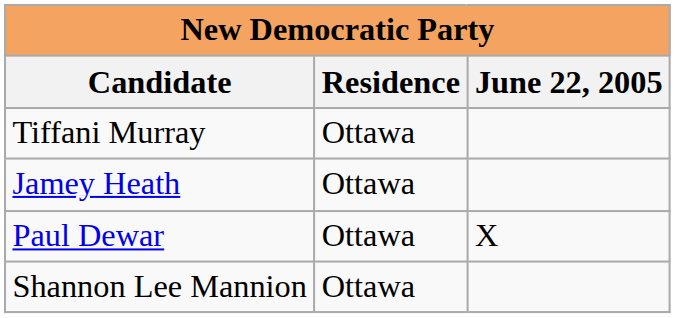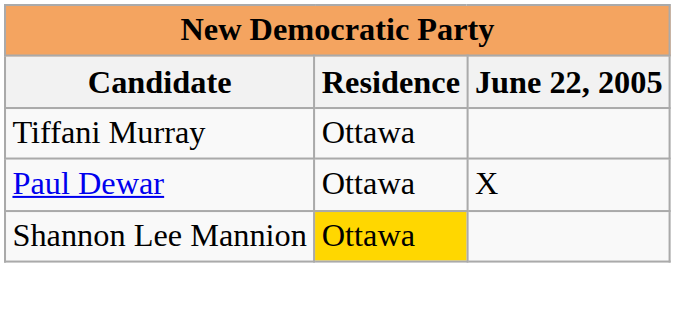- row: (96, 183)
(368, 286) no background -> (368, 235) gold background
